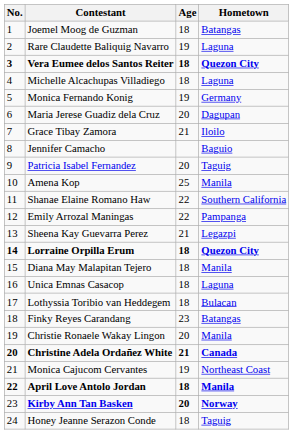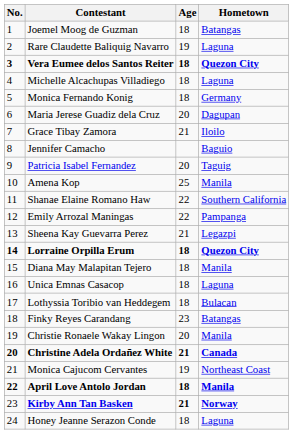(184, 98) 19 -> (184, 98) 18
(184, 404) 20 -> (184, 404) 21
(216, 421) Taguig -> (217, 421) Laguna
